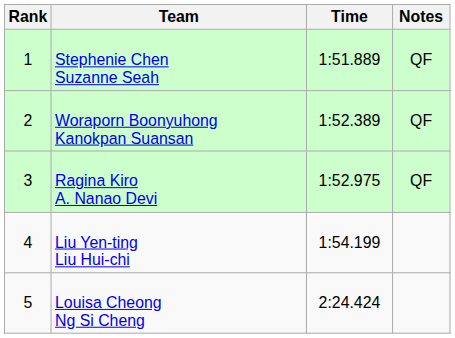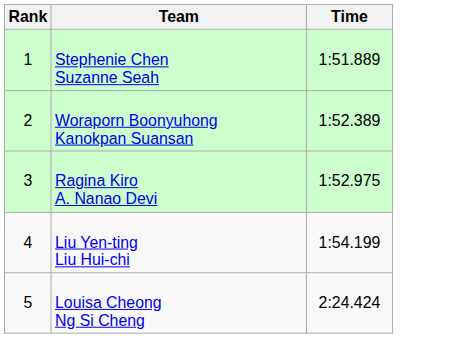- column: (421, 17)
